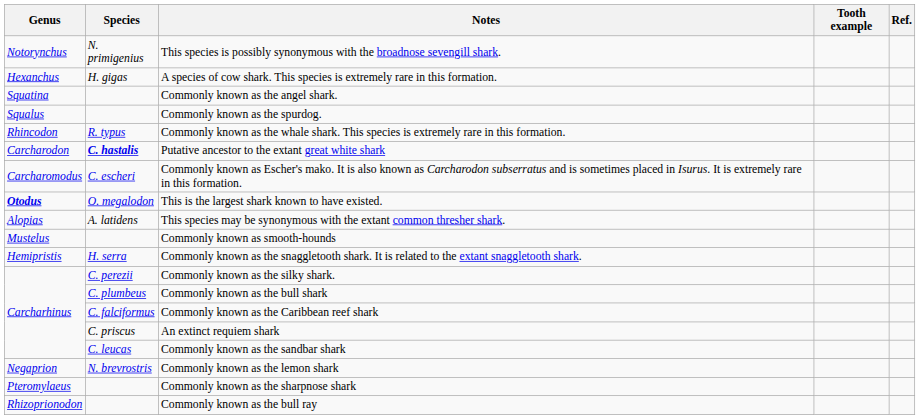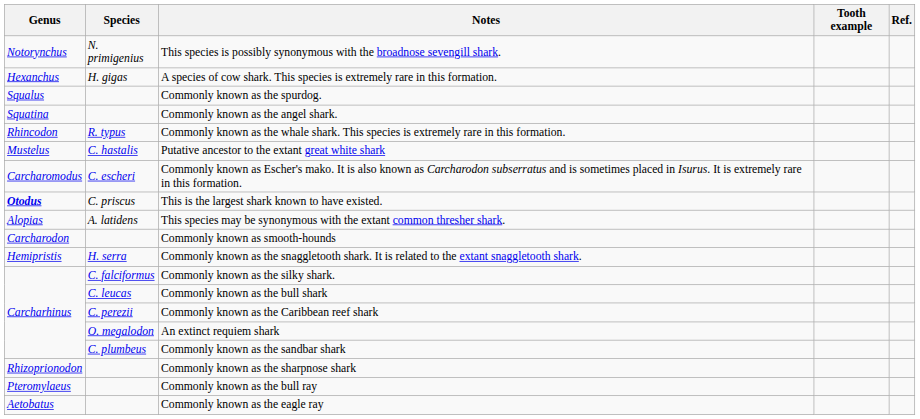rows swapped: (241, 114) <-> (249, 95)
(38, 151) Carcharodon -> (28, 151) Mustelus
(113, 151) bold -> (113, 151) normal
(121, 201) O. megalodon -> (111, 201) C. priscus
(28, 238) Mustelus -> (38, 238) Carcharodon
(110, 275) C. perezii -> (121, 275) C. falciformus
(117, 293) C. plumbeus -> (109, 293) C. leucas
(121, 312) C. falciformus -> (110, 312) C. perezii
(111, 331) C. priscus -> (121, 331) O. megalodon
(109, 349) C. leucas -> (117, 349) C. plumbeus
- row: (250, 368)
(39, 386) Pteromylaeus -> (45, 368) Rhizoprionodon
(45, 405) Rhizoprionodon -> (39, 386) Pteromylaeus
+ row: (242, 405)
